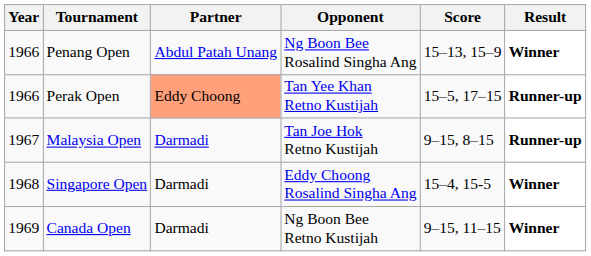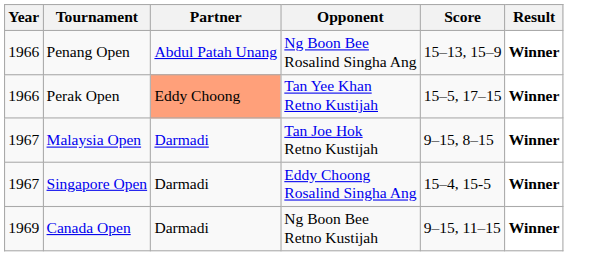(545, 96) Runner-up -> (534, 96) Winner
(545, 140) Runner-up -> (534, 140) Winner
(24, 184) 1968 -> (24, 184) 1967
